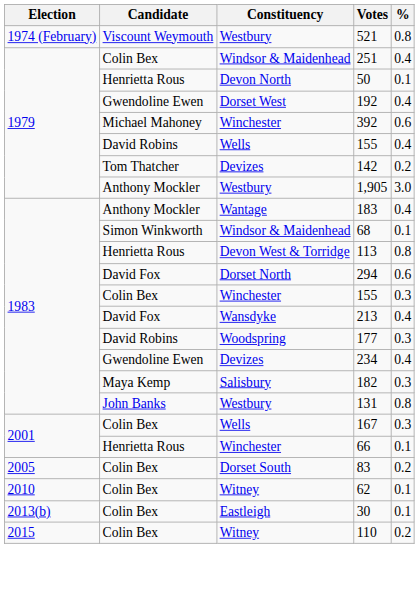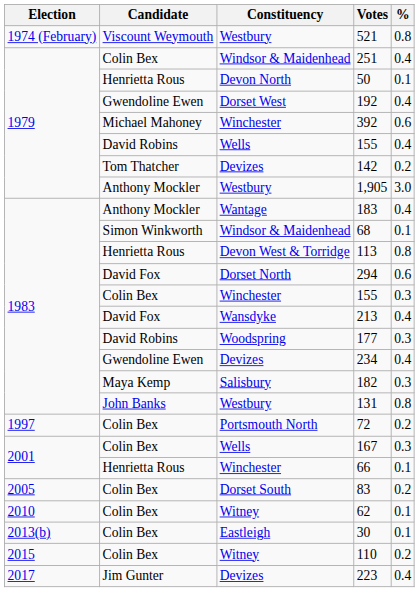+ row: (269, 425)
+ row: (242, 576)
